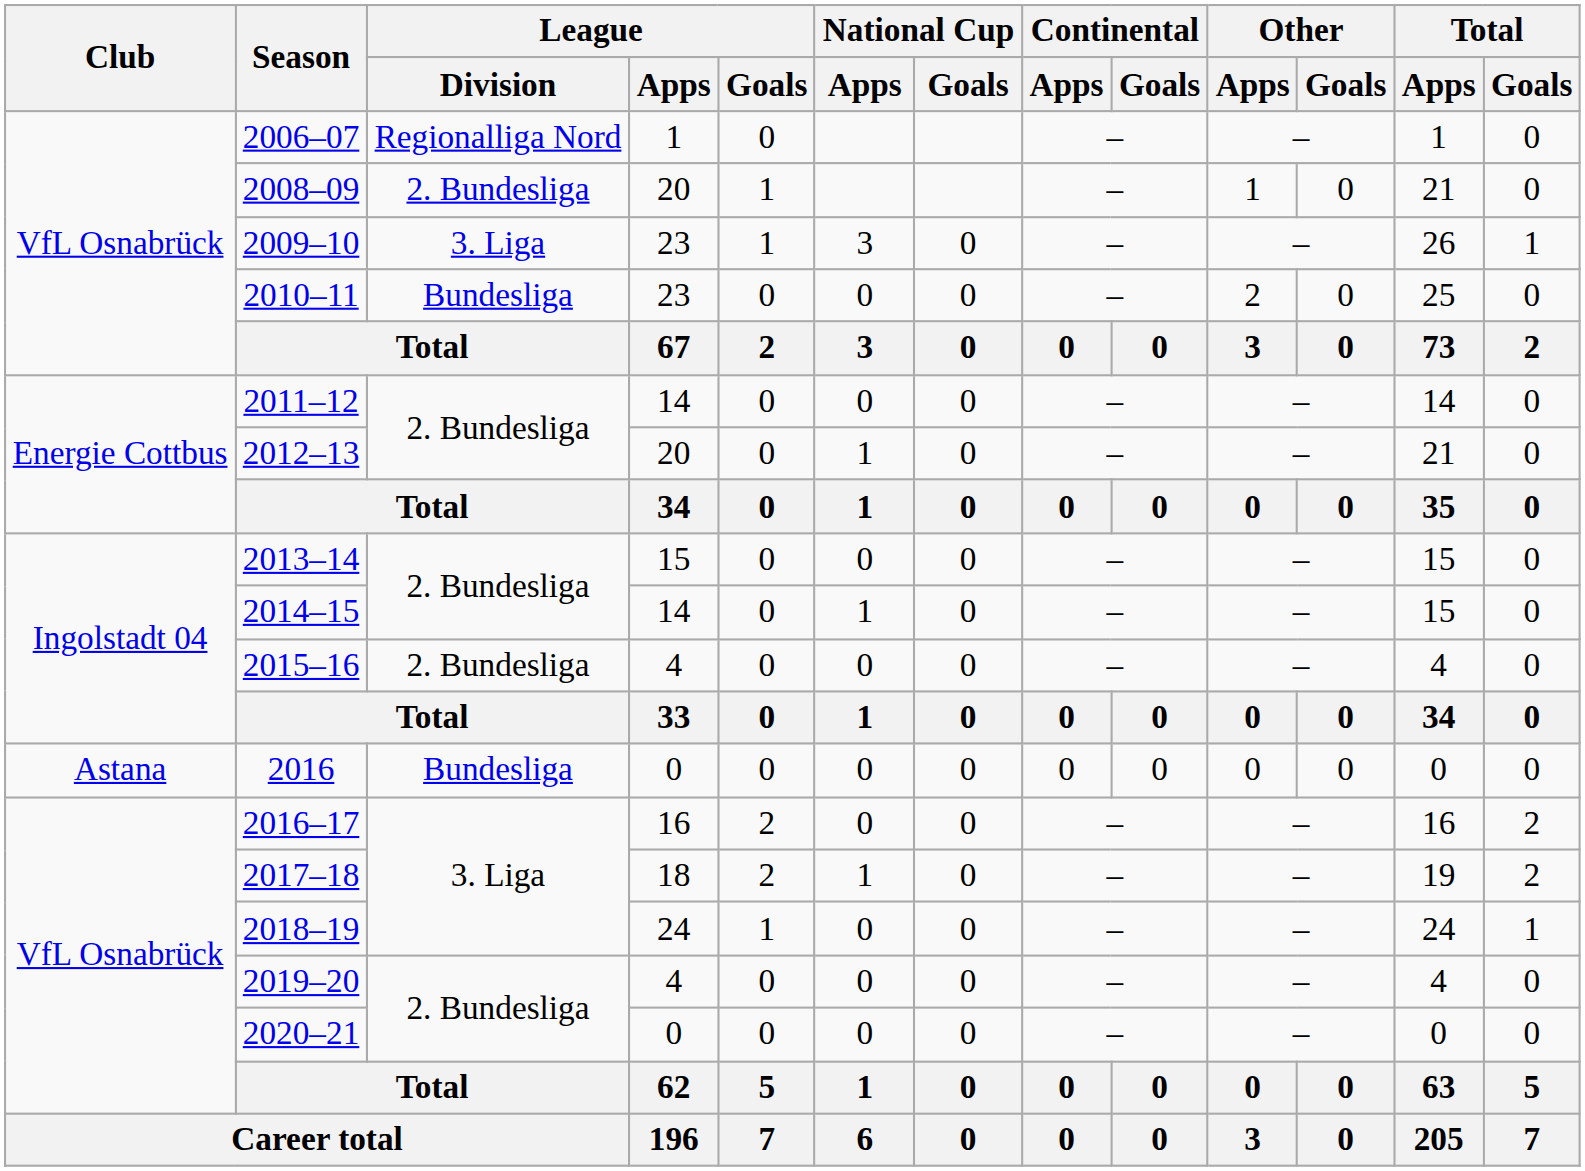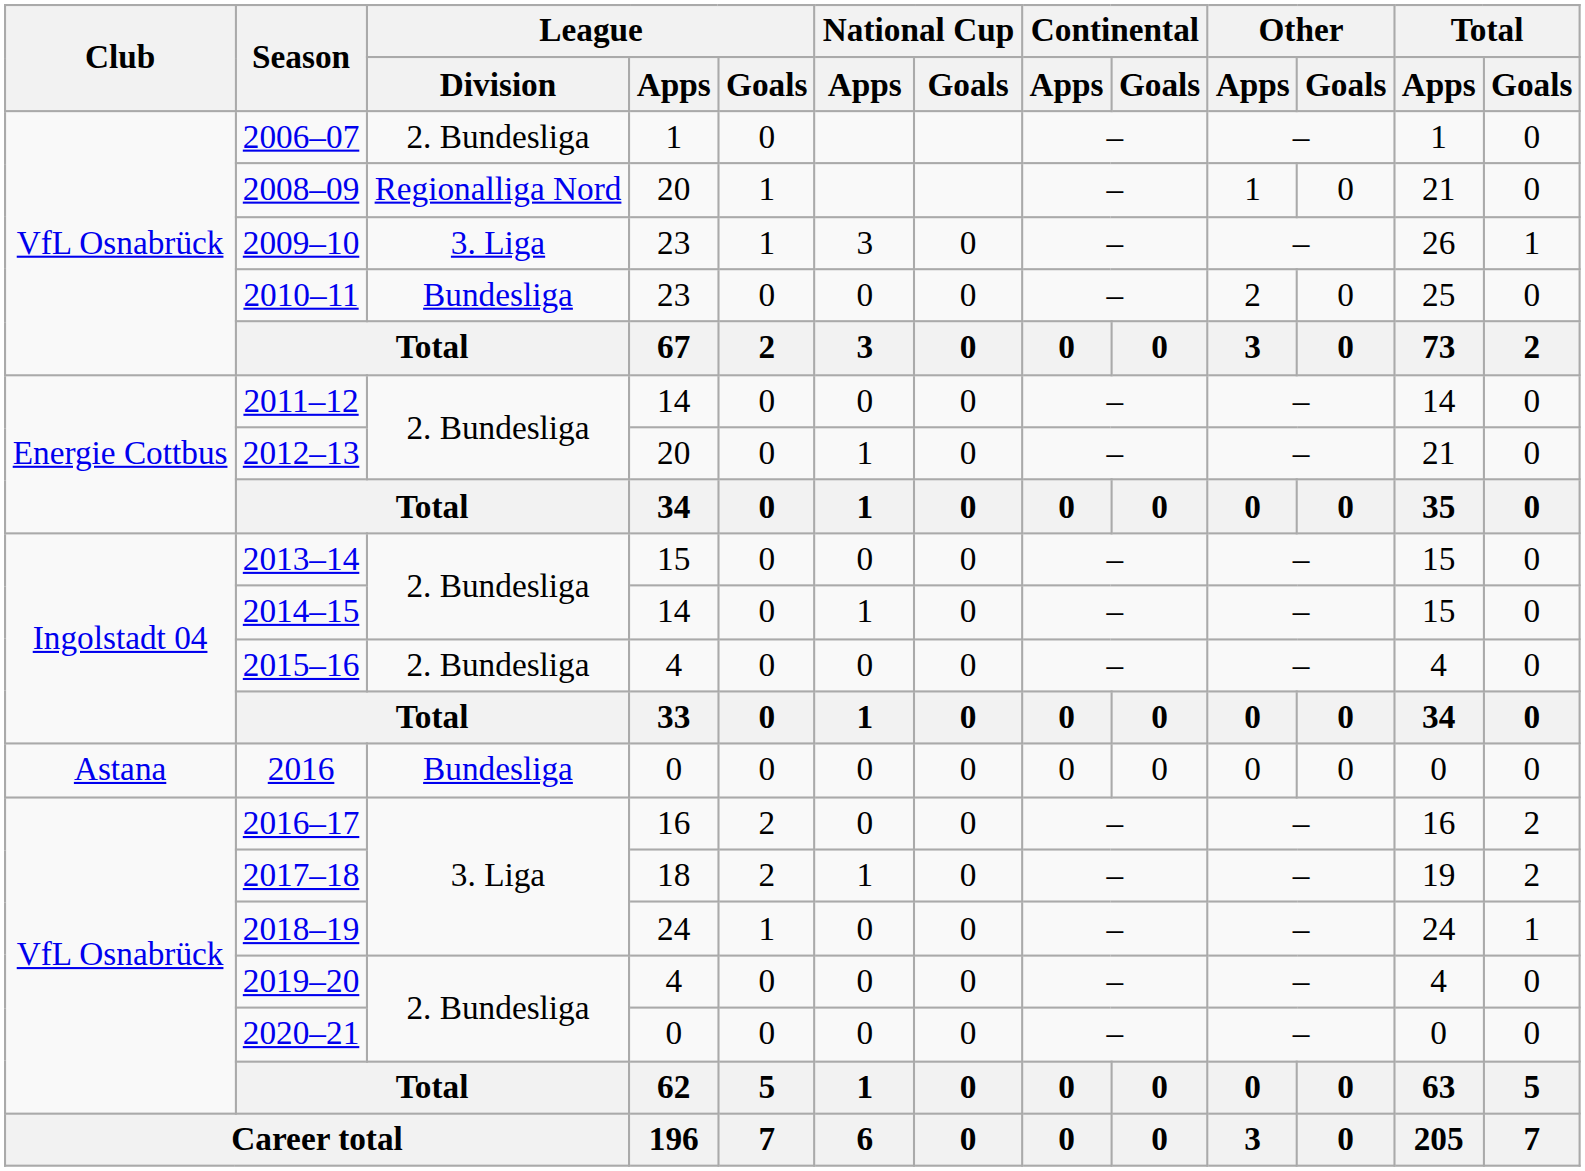(498, 136) Regionalliga Nord -> (498, 136) 2. Bundesliga
(498, 189) 2. Bundesliga -> (498, 189) Regionalliga Nord
